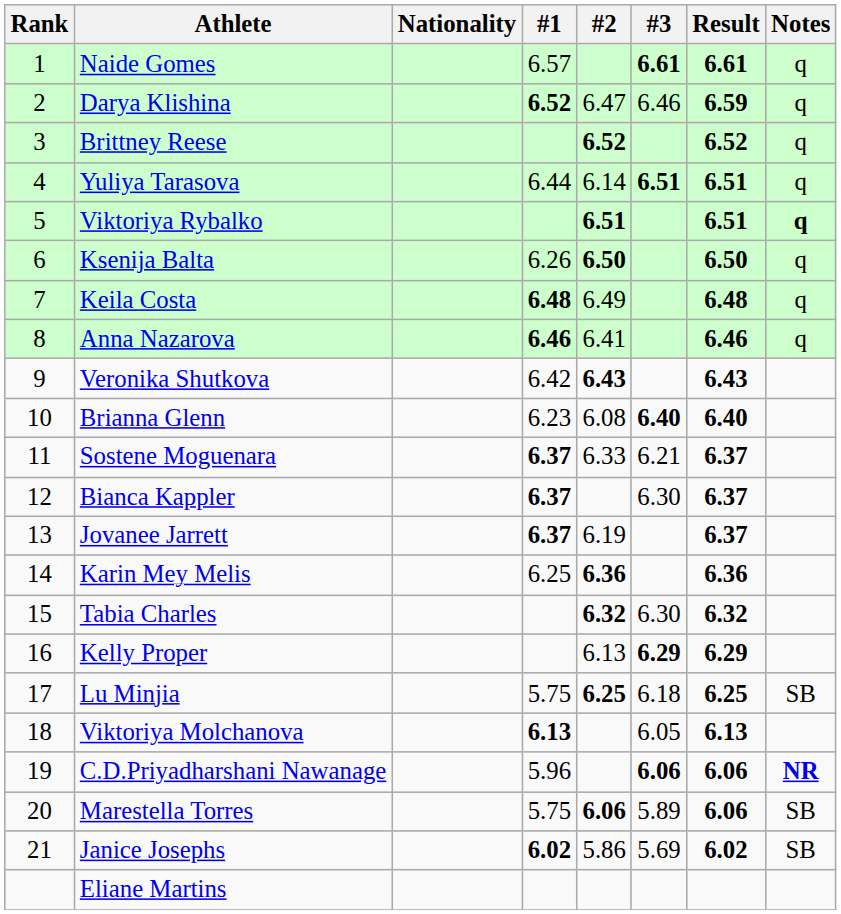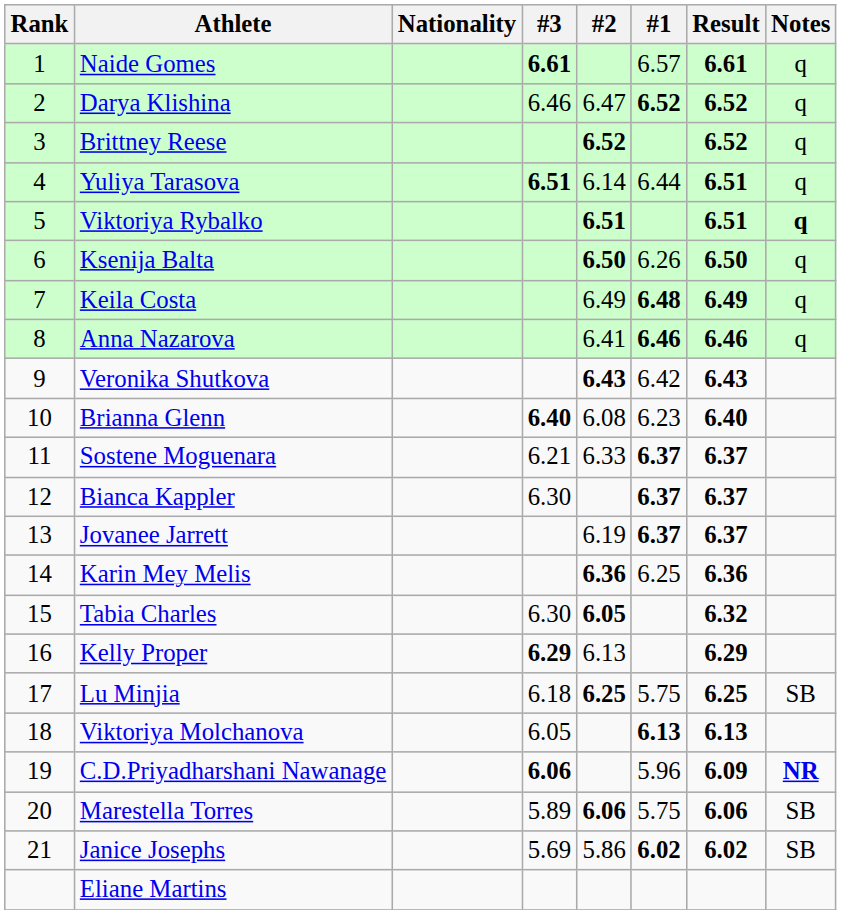columns swapped: (549, 24) <-> (659, 24)
(726, 102) 6.59 -> (726, 102) 6.52
(726, 299) 6.48 -> (726, 299) 6.49
(604, 614) 6.32 -> (604, 614) 6.05
(726, 771) 6.06 -> (726, 771) 6.09
